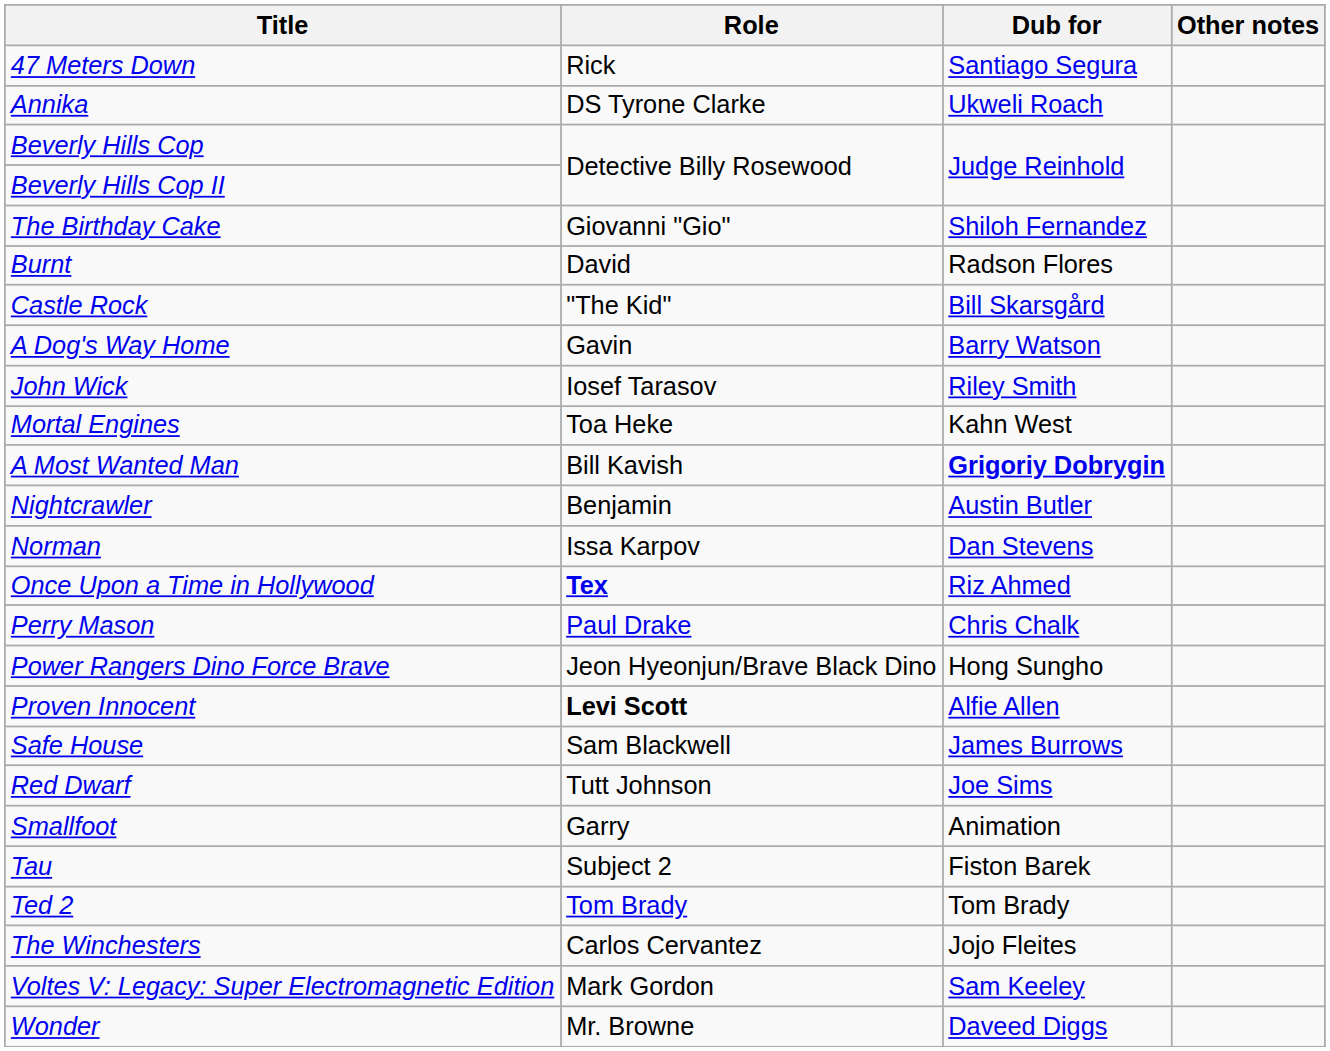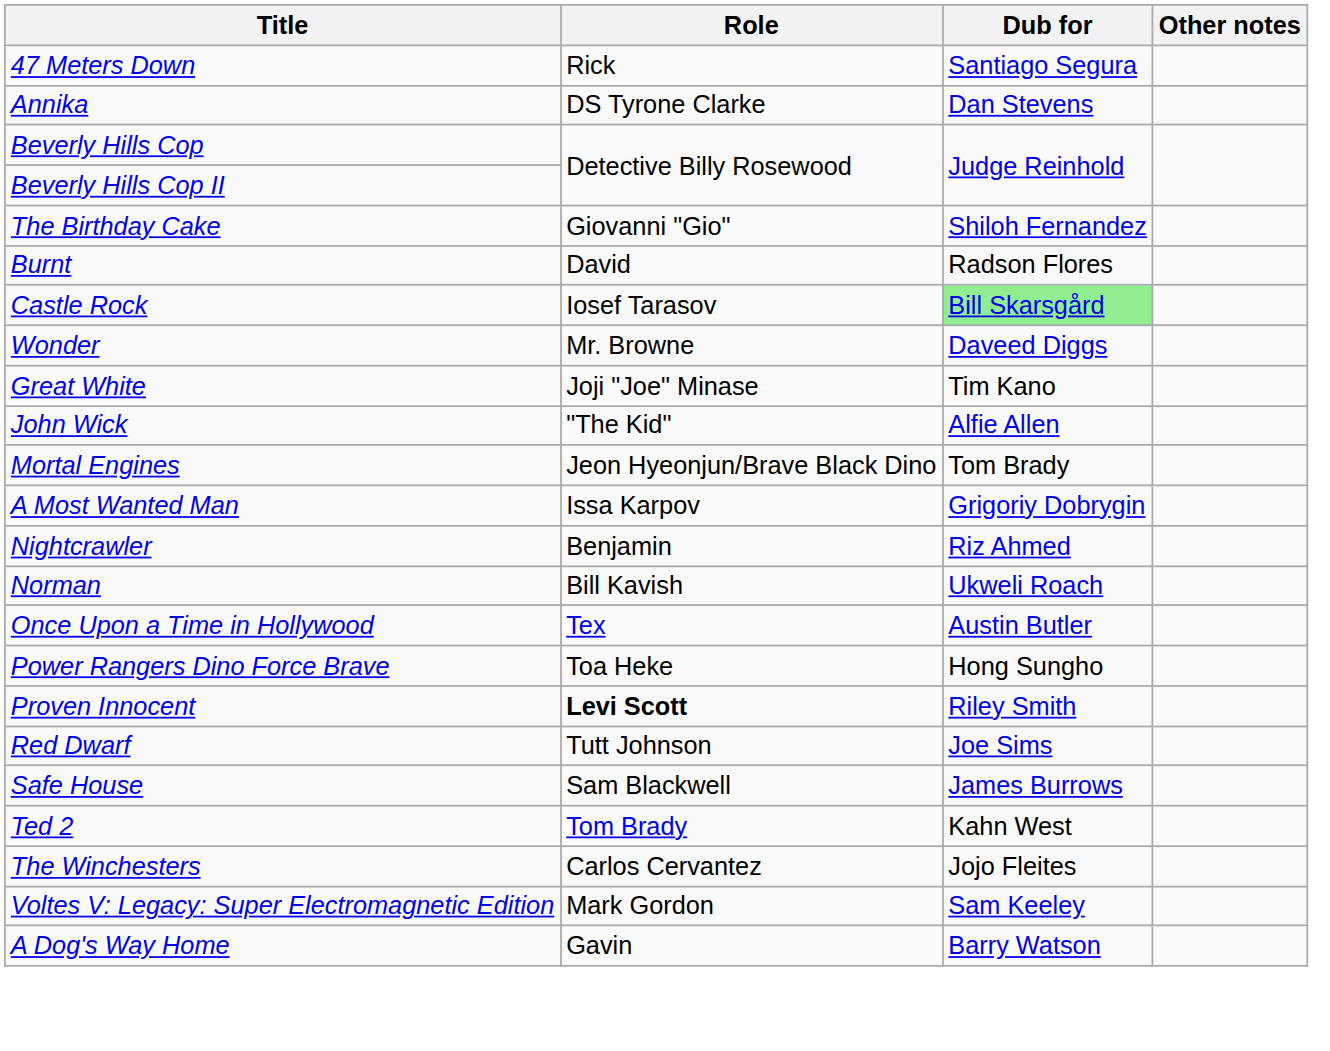(1026, 105) Ukweli Roach -> (1021, 105) Dan Stevens
(619, 306) "The Kid" -> (641, 306) Iosef Tarasov
(1026, 306) no background -> (1026, 306) lightgreen background
rows swapped: (120, 346) <-> (55, 1026)
+ row: (78, 386)
(641, 386) Iosef Tarasov -> (619, 426) "The Kid"
(1012, 386) Riley Smith -> (1004, 426) Alfie Allen
(620, 426) Toa Heke -> (751, 466) Jeon Hyeonjun/Brave Black Dino
(1010, 426) Kahn West -> (1009, 466) Tom Brady
(625, 466) Bill Kavish -> (633, 506) Issa Karpov
(1057, 466) bold -> (1047, 506) normal
(1020, 506) Austin Butler -> (1010, 546) Riz Ahmed
(633, 546) Issa Karpov -> (625, 586) Bill Kavish
(1021, 546) Dan Stevens -> (1026, 586) Ukweli Roach
(587, 586) bold -> (586, 626) normal
(1010, 586) Riz Ahmed -> (1020, 626) Austin Butler
- row: (83, 626)
(751, 666) Jeon Hyeonjun/Brave Black Dino -> (620, 666) Toa Heke
(1004, 706) Alfie Allen -> (1012, 706) Riley Smith
rows swapped: (71, 786) <-> (77, 746)
- row: (64, 826)
- row: (31, 866)
(1009, 906) Tom Brady -> (1010, 826) Kahn West
